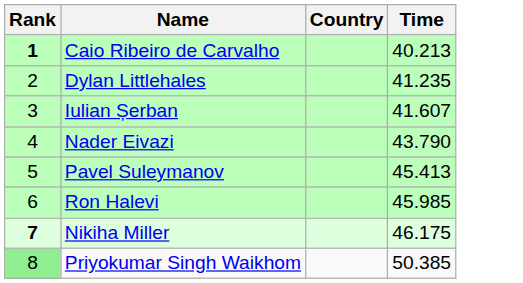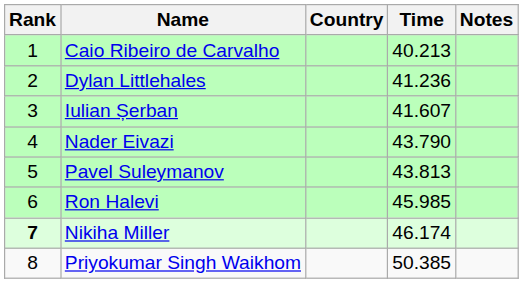+ column: (487, 19)
(32, 50) bold -> (32, 50) normal
(422, 80) 41.235 -> (422, 80) 41.236
(422, 171) 45.413 -> (422, 171) 43.813
(422, 232) 46.175 -> (422, 232) 46.174
(32, 263) lightgreen background -> (32, 263) no background
